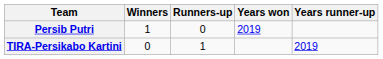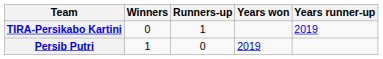rows swapped: (64, 29) <-> (64, 46)
